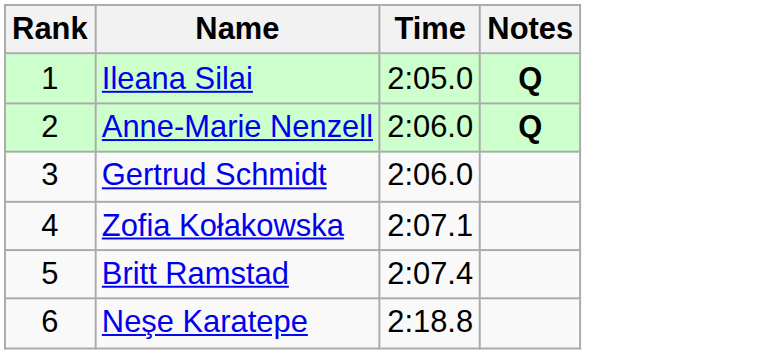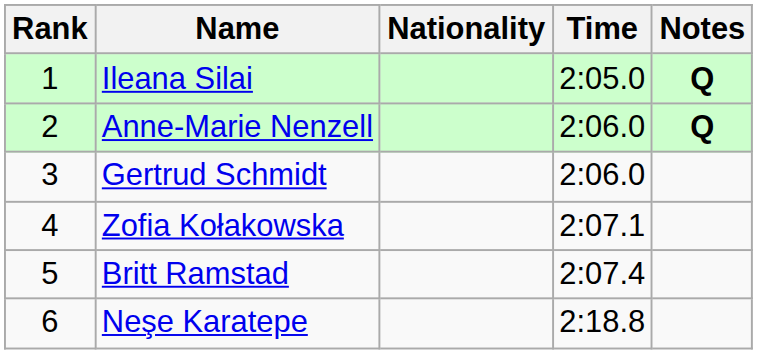+ column: (466, 28)
